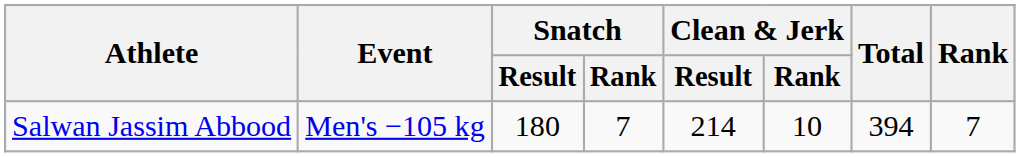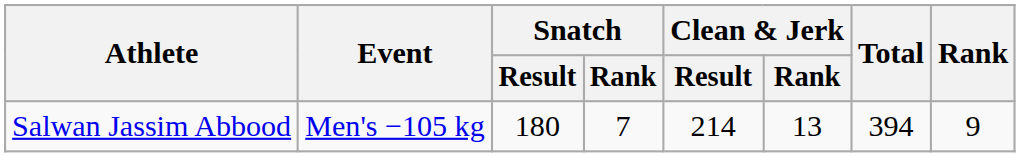(807, 126) 10 -> (807, 126) 13
(973, 126) 7 -> (973, 126) 9
